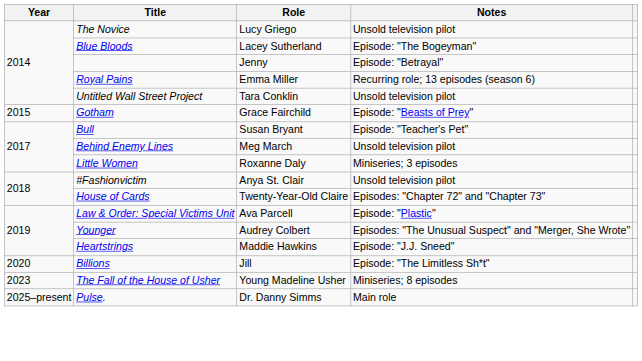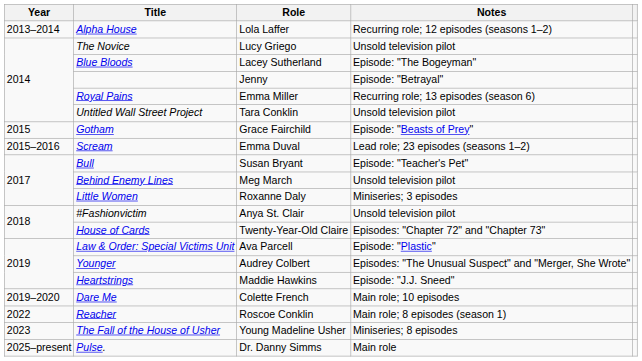+ row: (106, 29)
+ row: (94, 146)
+ row: (96, 297)
- row: (93, 264)
+ row: (96, 314)
